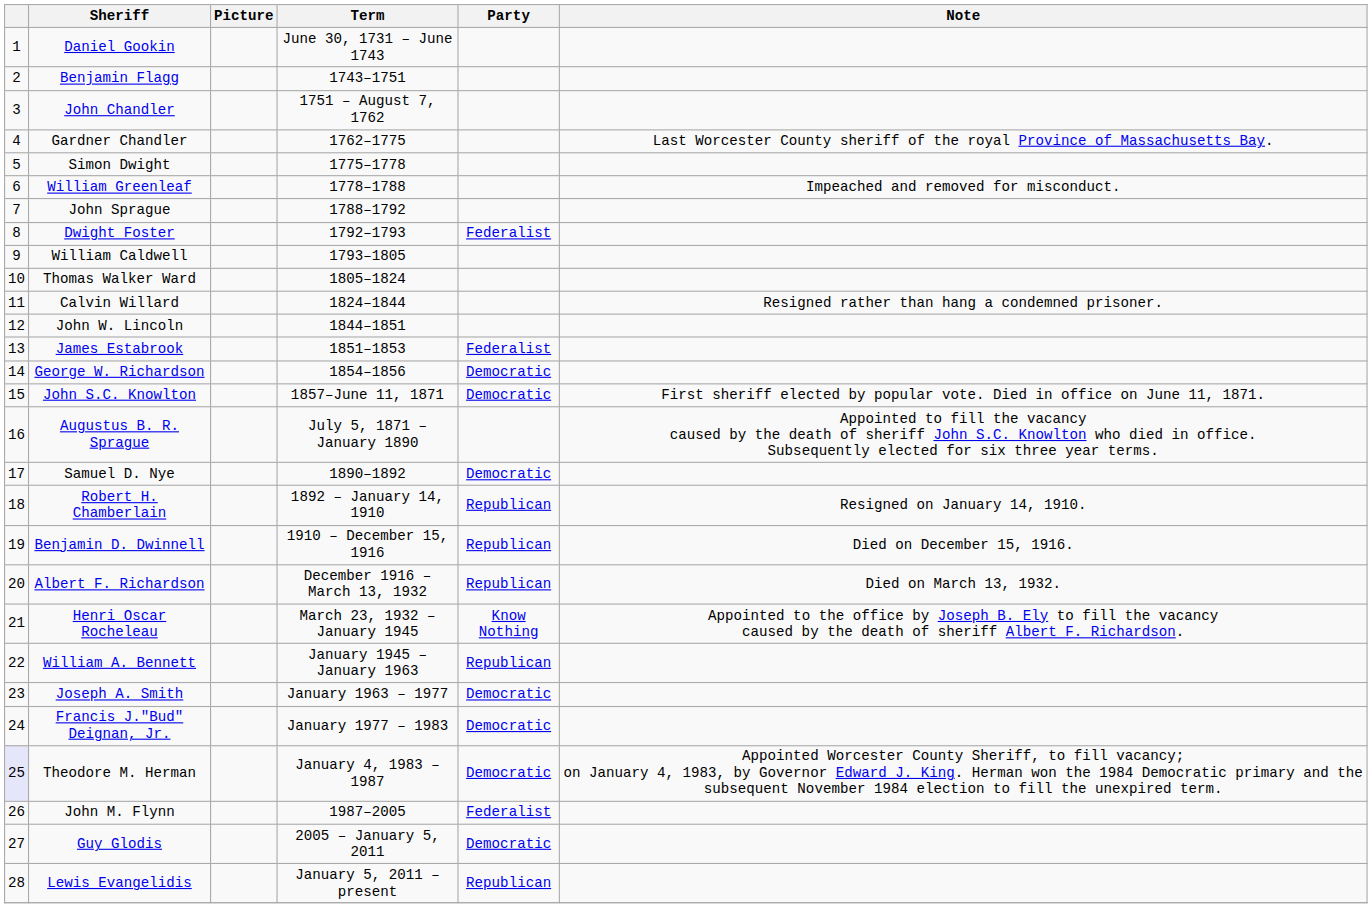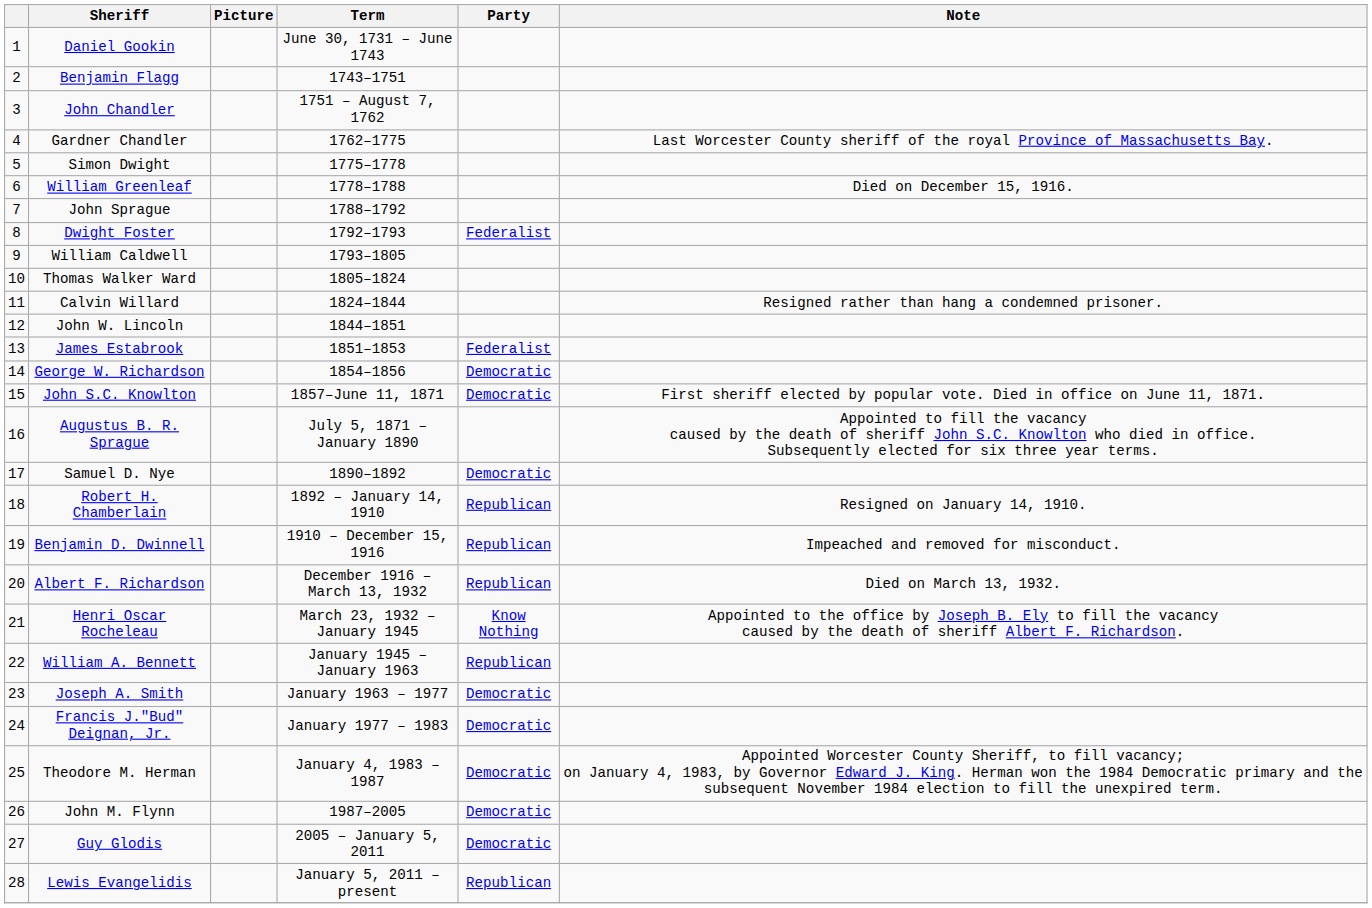(963, 187) Impeached and removed for misconduct. -> (963, 187) Died on December 15, 1916.
(963, 545) Died on December 15, 1916. -> (963, 545) Impeached and removed for misconduct.
(16, 773) lavender background -> (16, 773) no background
(509, 813) Federalist -> (509, 813) Democratic
